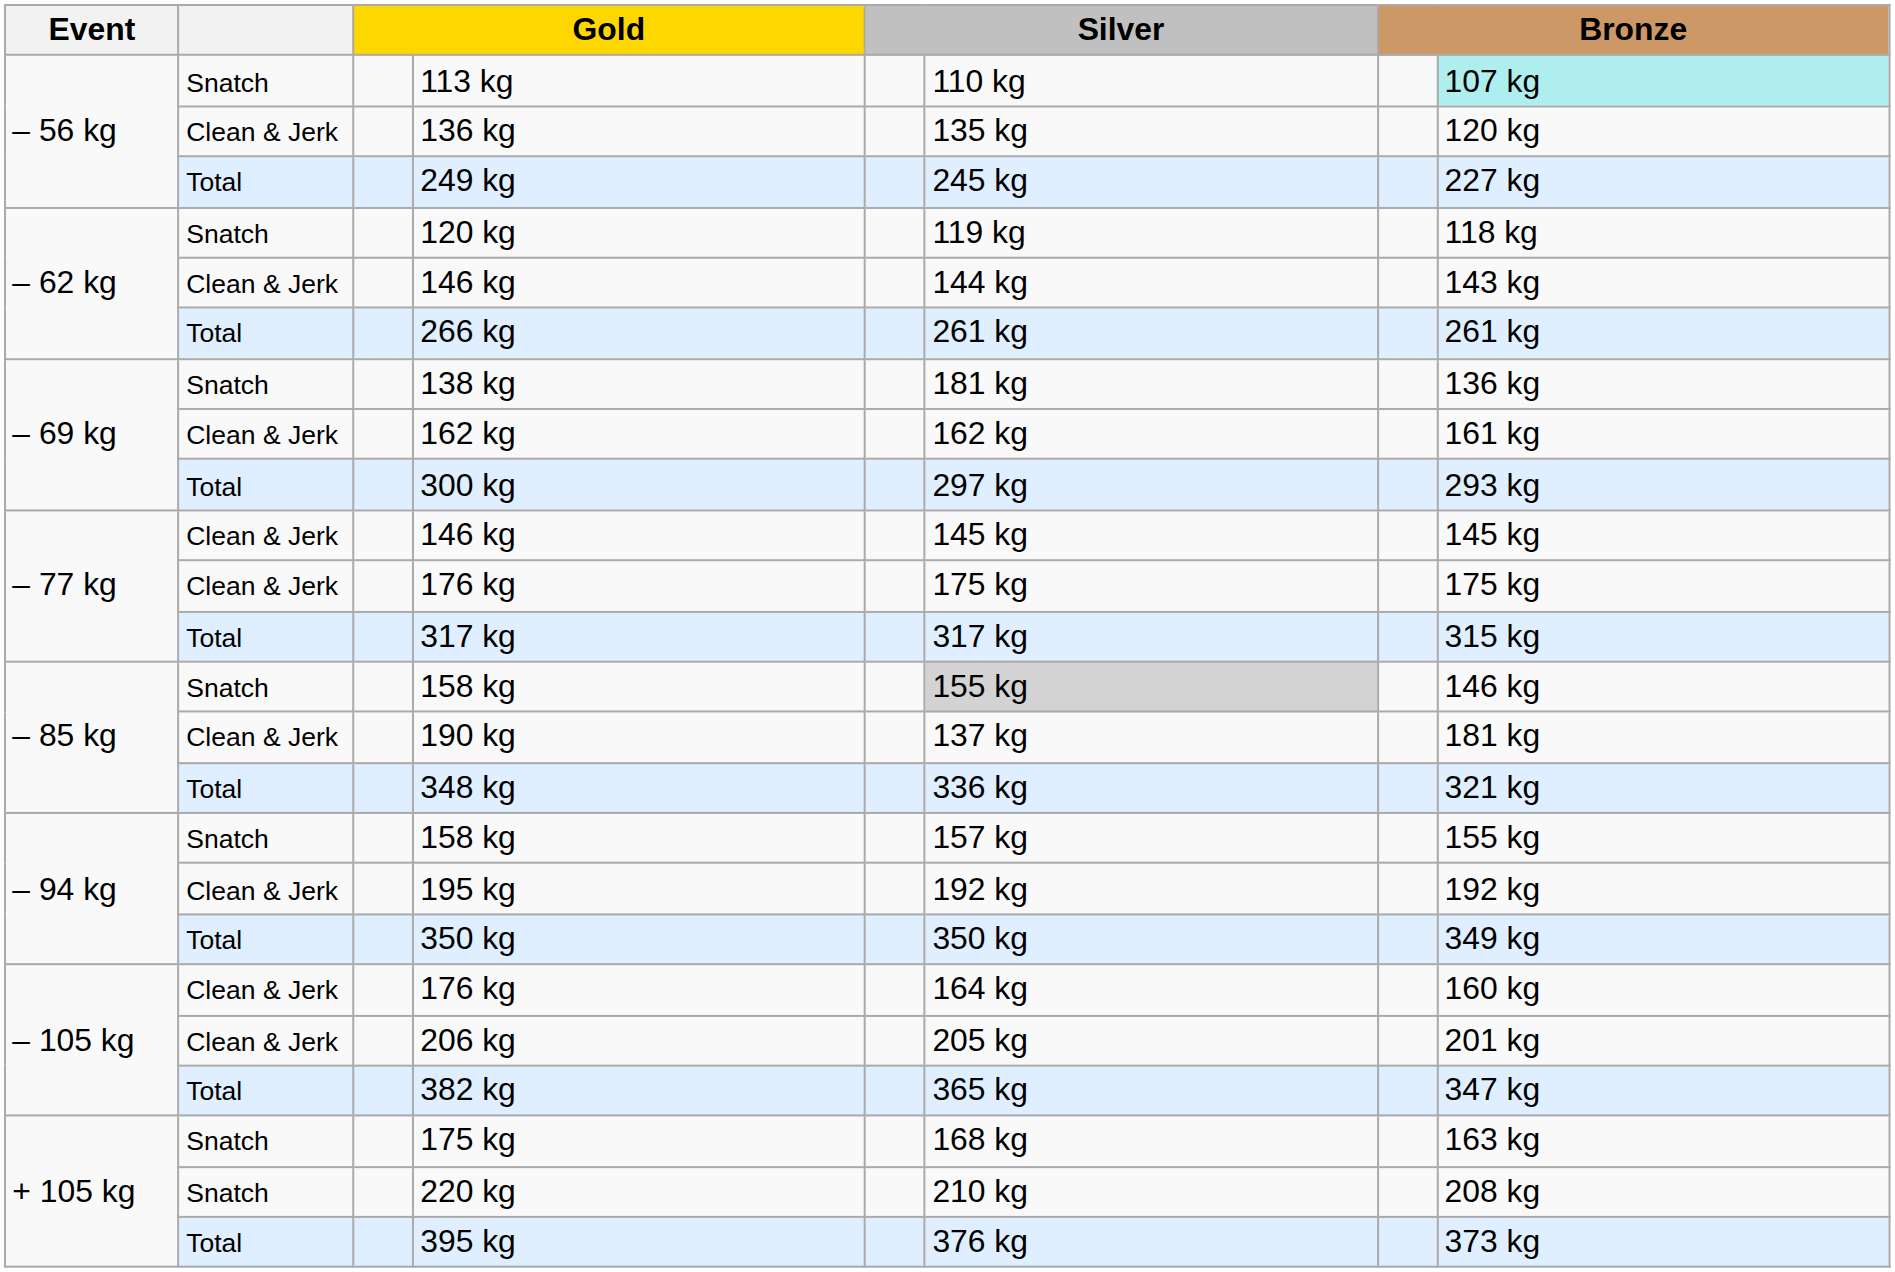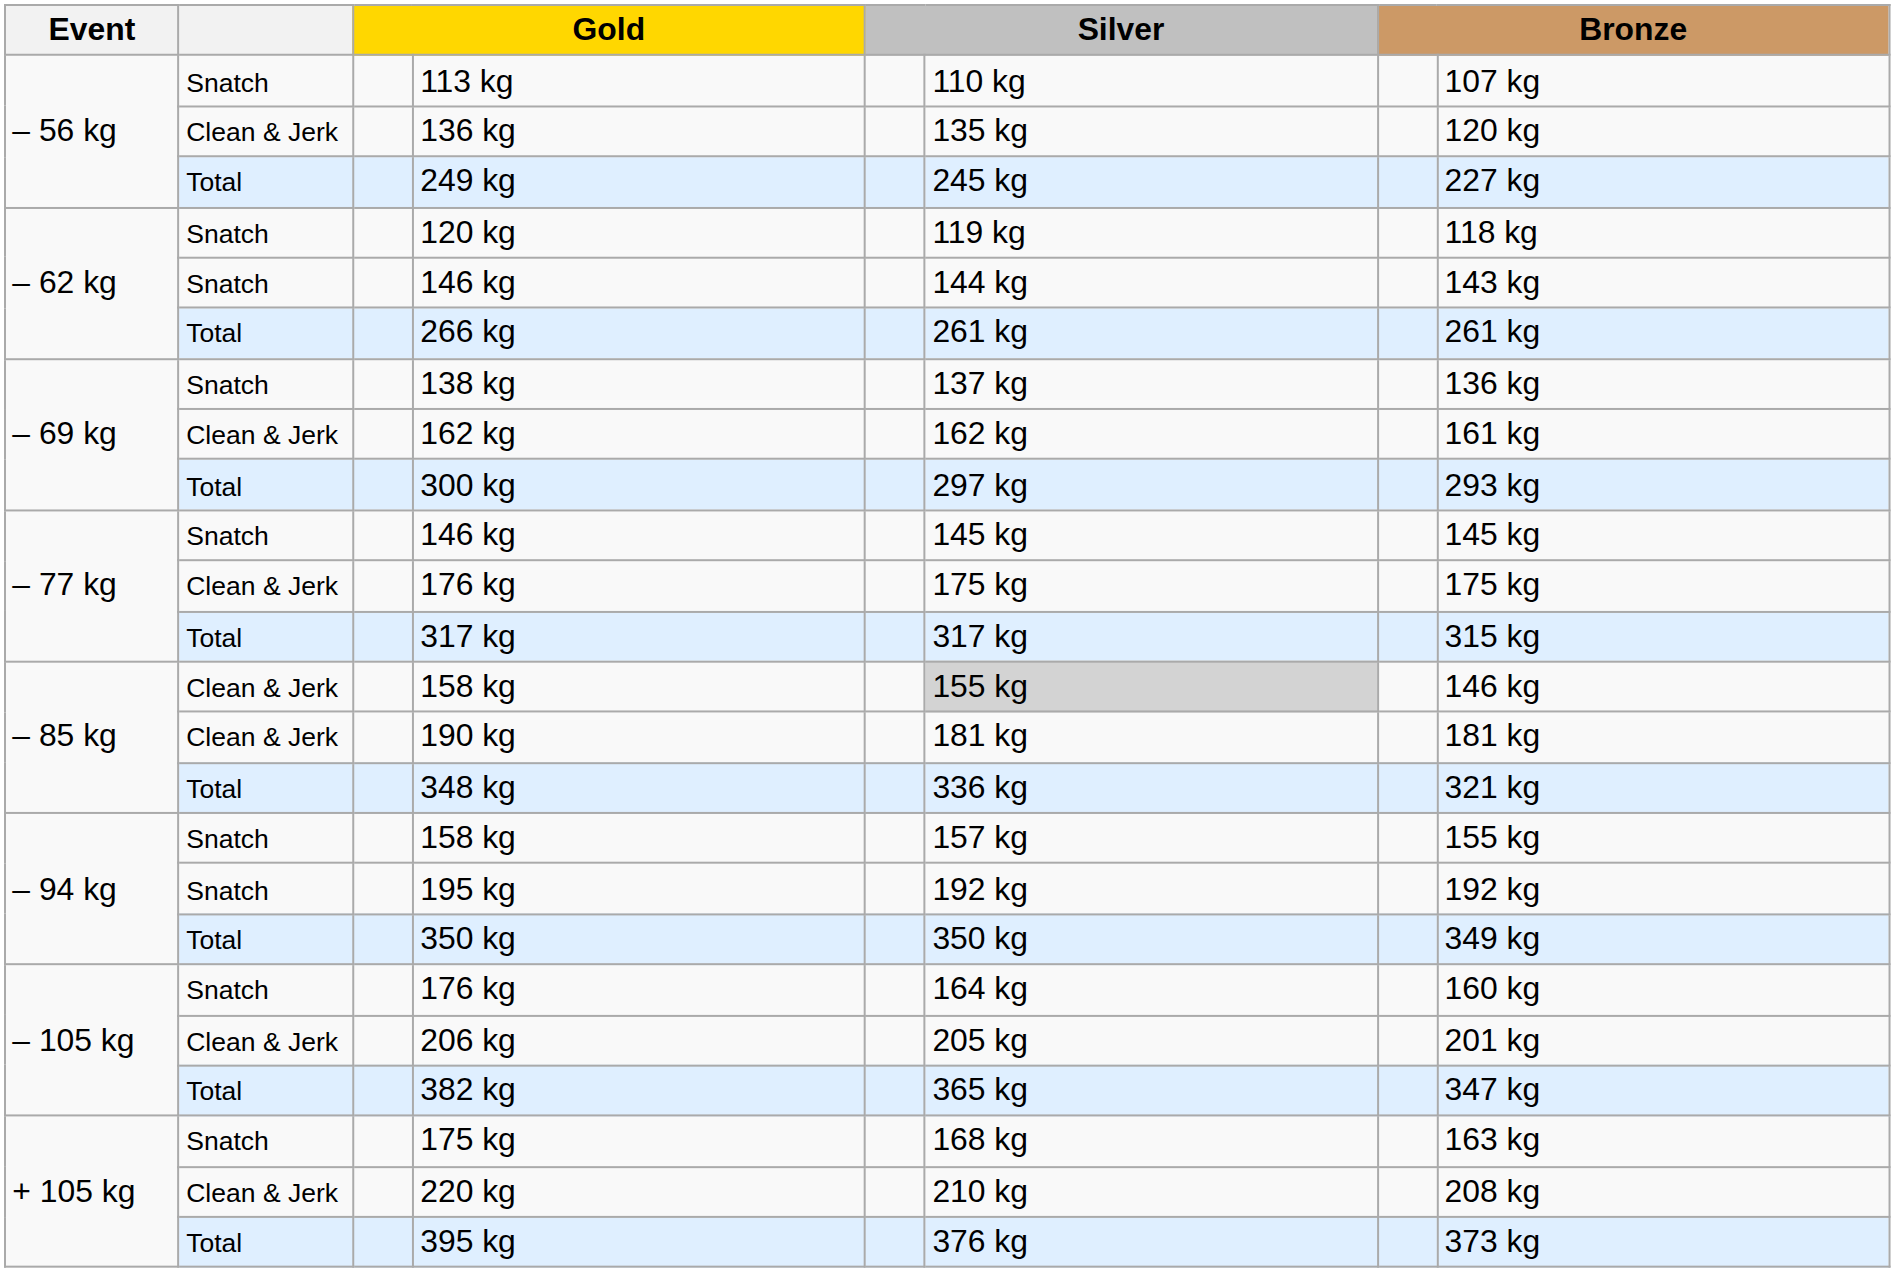(1492, 80) paleturquoise background -> (1492, 80) no background
(262, 284) Clean & Jerk -> (228, 284) Snatch
(980, 383) 181 kg -> (980, 383) 137 kg
(262, 536) Clean & Jerk -> (228, 536) Snatch
(228, 688) Snatch -> (262, 688) Clean & Jerk
(980, 736) 137 kg -> (980, 736) 181 kg
(262, 890) Clean & Jerk -> (228, 890) Snatch
(262, 991) Clean & Jerk -> (228, 991) Snatch
(228, 1193) Snatch -> (262, 1193) Clean & Jerk
